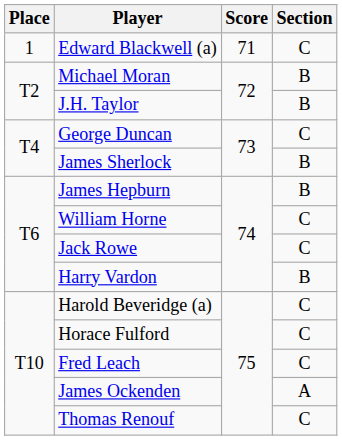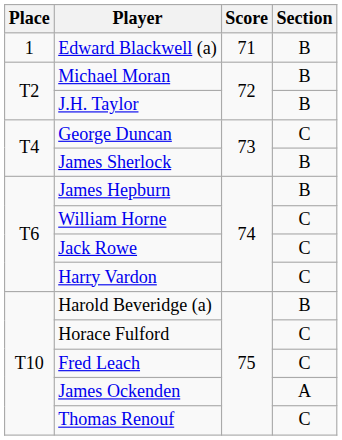(305, 47) C -> (305, 47) B
(305, 276) B -> (305, 276) C
(305, 305) C -> (305, 305) B
